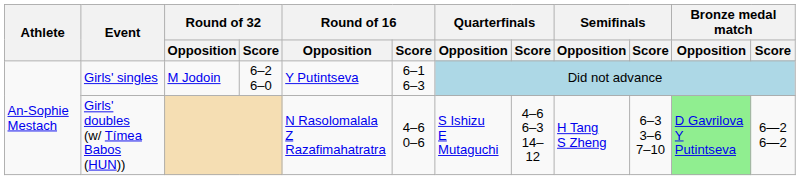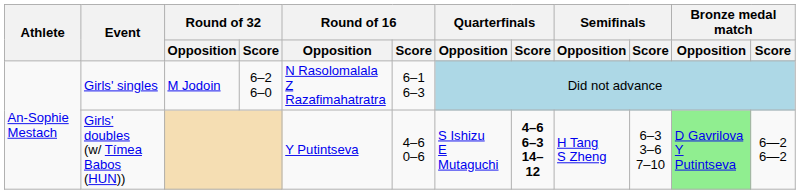(322, 78) Y Putintseva -> (335, 86) N Rasolomalala Z Razafimahatratra
(335, 136) N Rasolomalala Z Razafimahatratra -> (322, 150) Y Putintseva
(533, 136) normal -> (533, 150) bold
